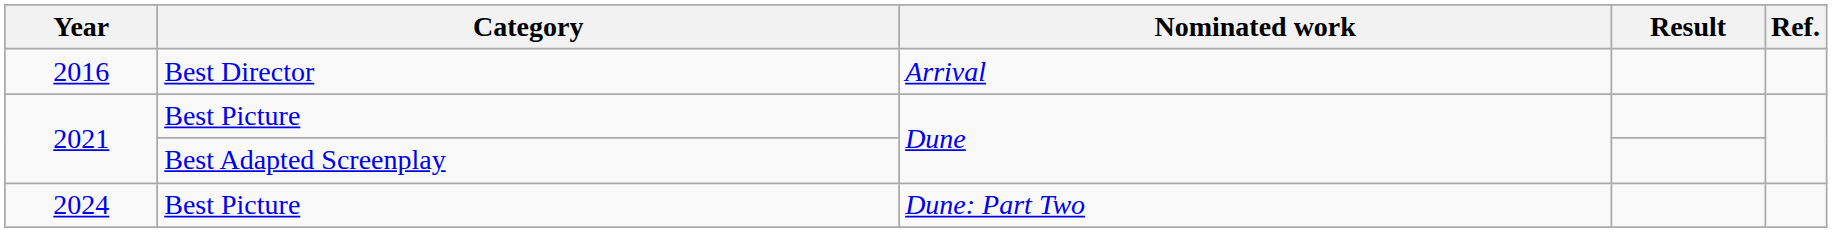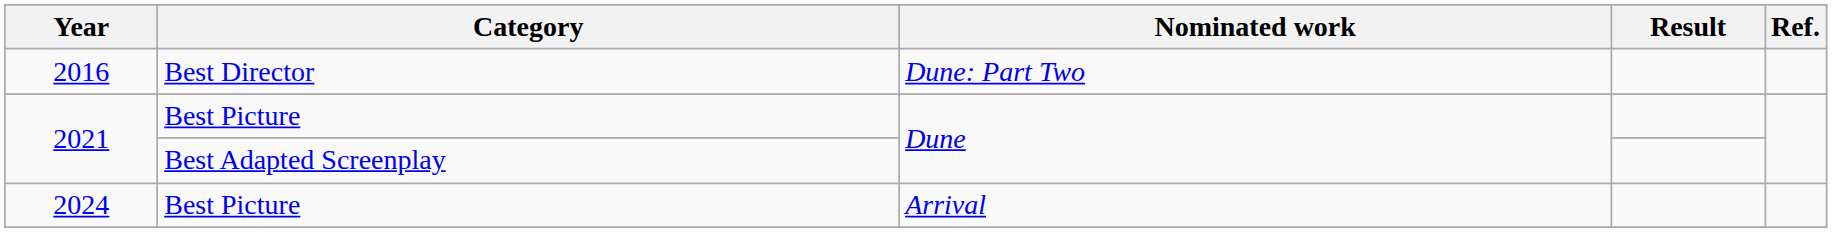(946, 71) Arrival -> (995, 71) Dune: Part Two
(995, 204) Dune: Part Two -> (946, 204) Arrival
